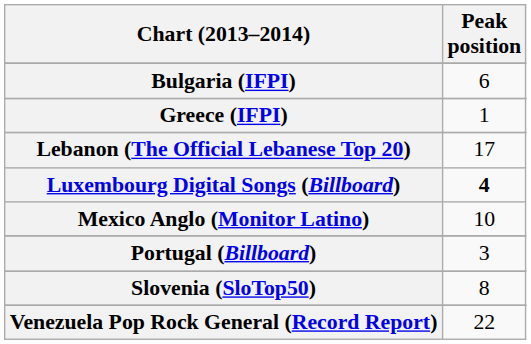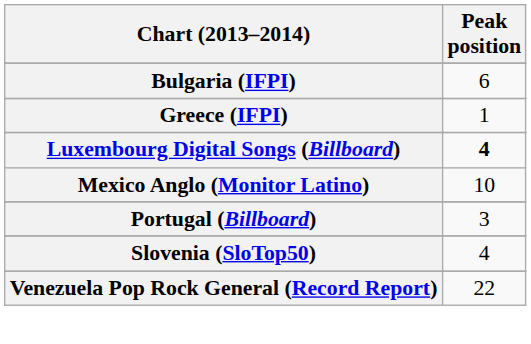- row: (224, 149)
(484, 287) 8 -> (484, 253) 4
